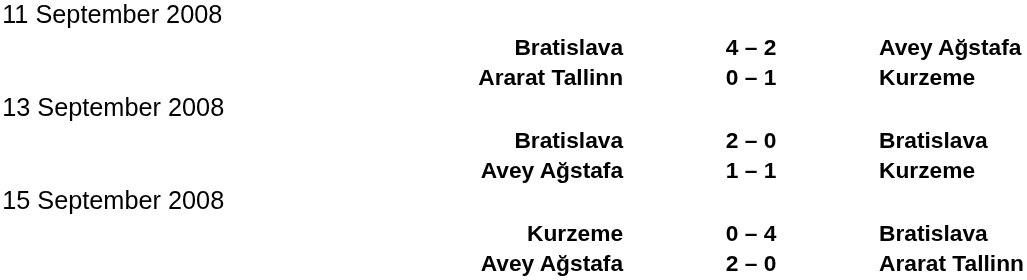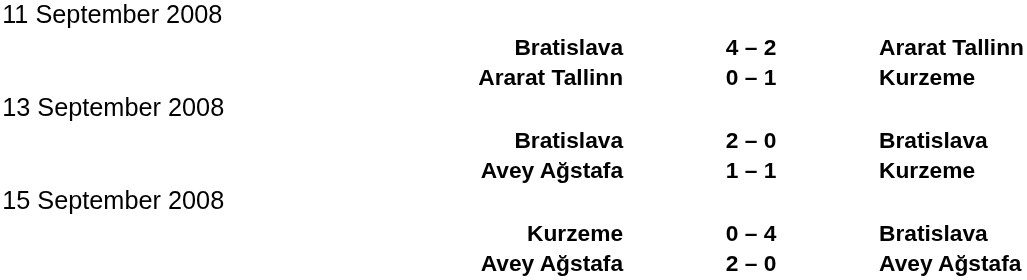(950, 47) Avey Ağstafa -> (952, 47) Ararat Tallinn
(952, 263) Ararat Tallinn -> (950, 263) Avey Ağstafa
